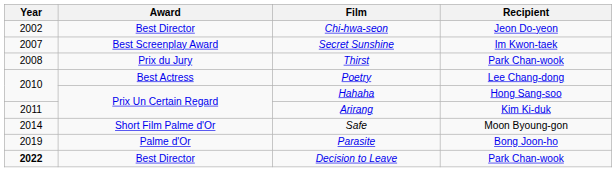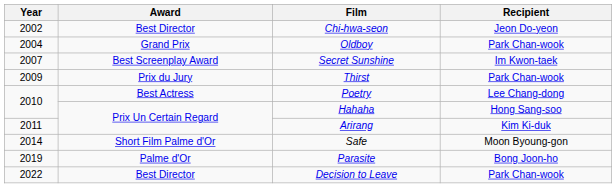+ row: (356, 45)
(31, 61) 2008 -> (31, 77) 2009
(31, 158) bold -> (31, 175) normal
